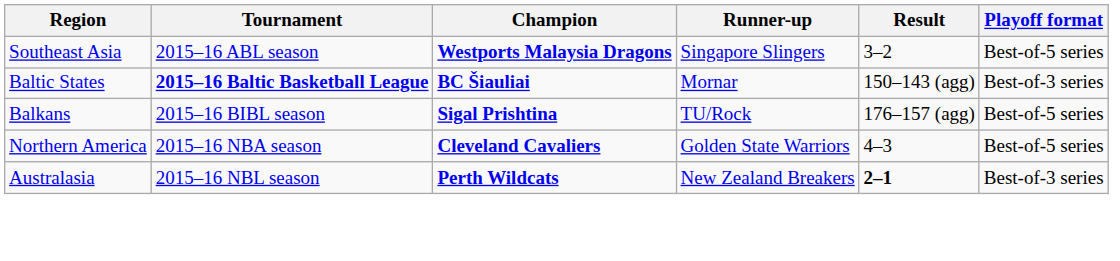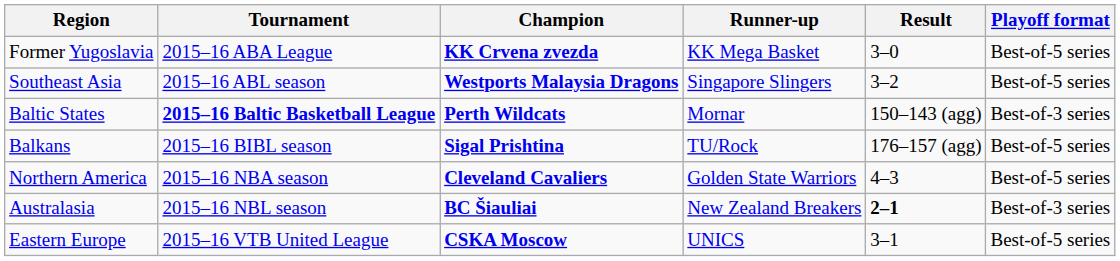+ row: (81, 51)
(484, 83) BC Šiauliai -> (505, 114) Perth Wildcats
(498, 177) Perth Wildcats -> (490, 208) BC Šiauliai
+ row: (67, 240)
